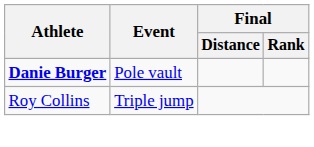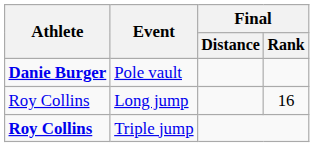+ row: (151, 100)
(49, 100) normal -> (50, 128) bold
